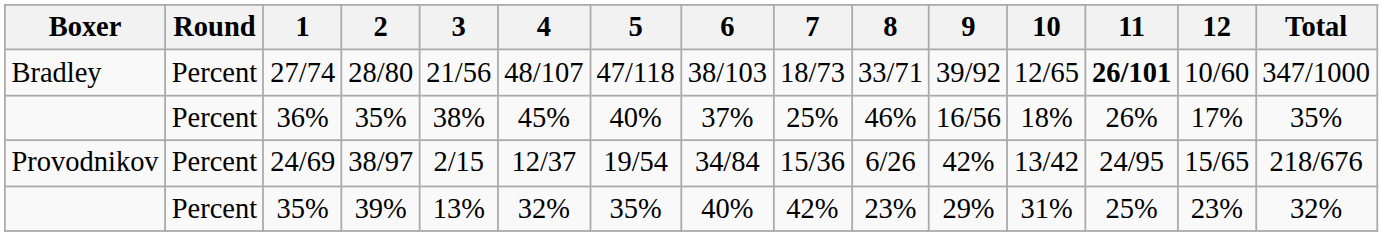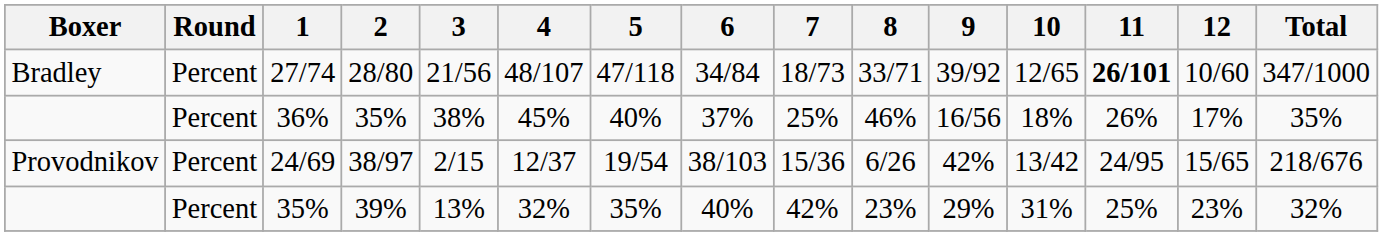(727, 72) 38/103 -> (727, 72) 34/84
(727, 162) 34/84 -> (727, 162) 38/103
